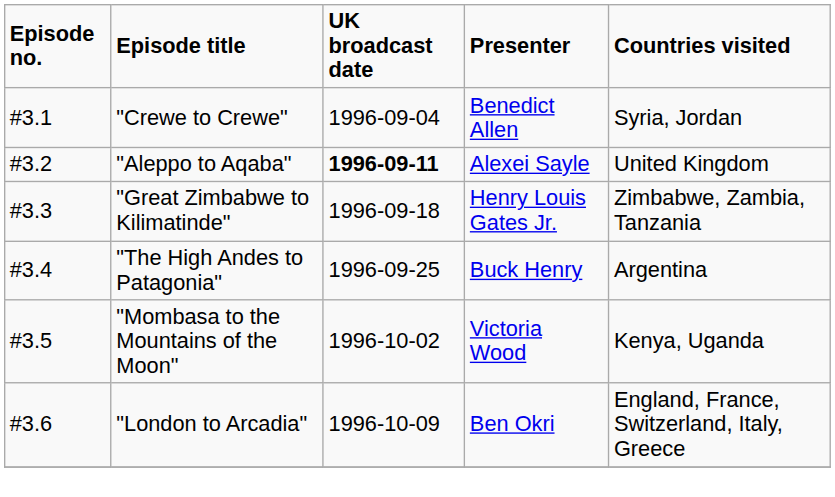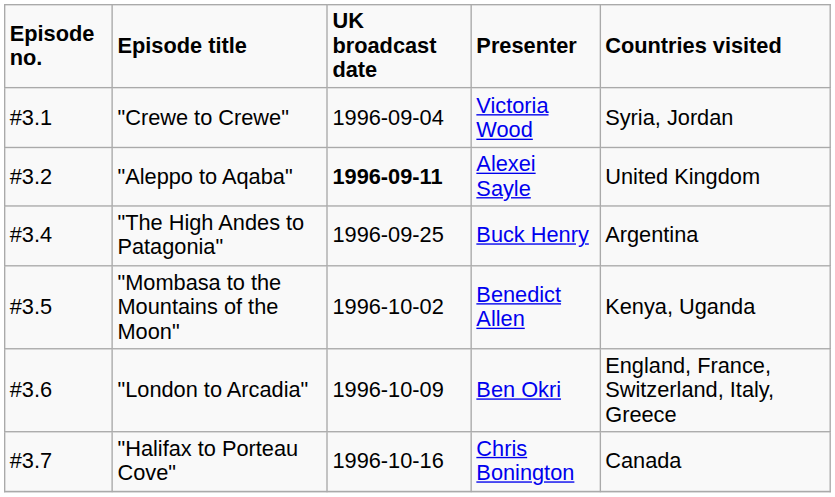(512, 117) Benedict Allen -> (512, 117) Victoria Wood
- row: (213, 210)
(506, 341) Victoria Wood -> (519, 306) Benedict Allen
+ row: (208, 461)
